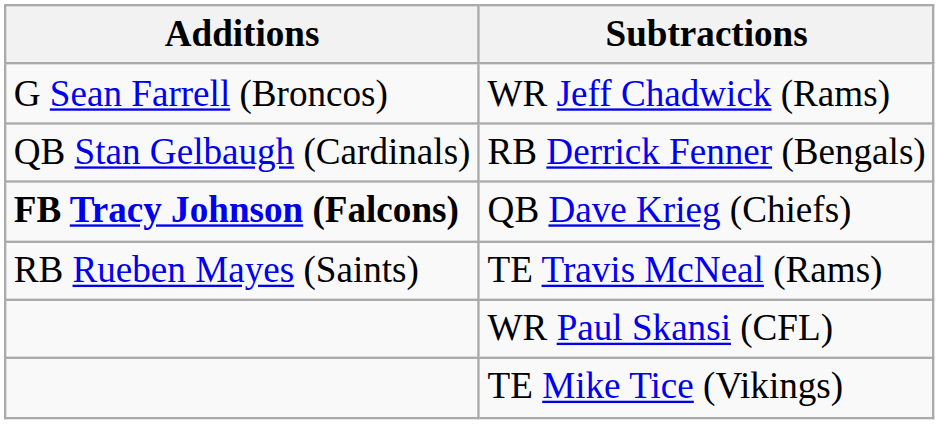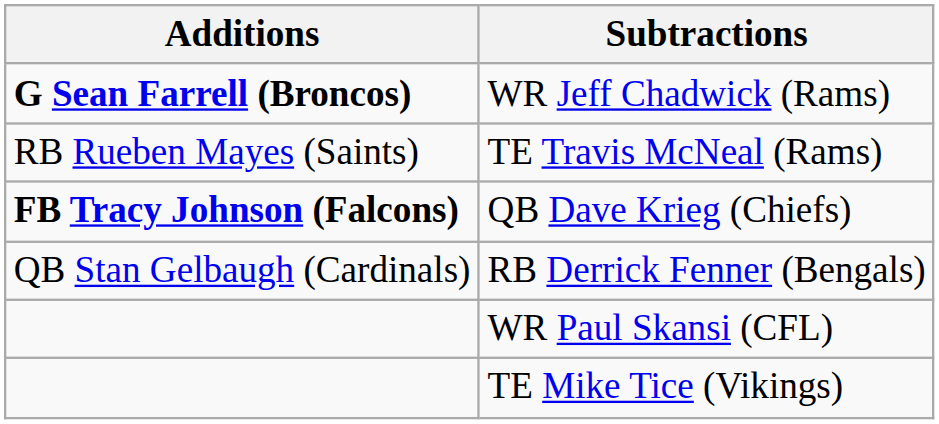(201, 92) normal -> (213, 92) bold
rows swapped: (707, 151) <-> (685, 269)
